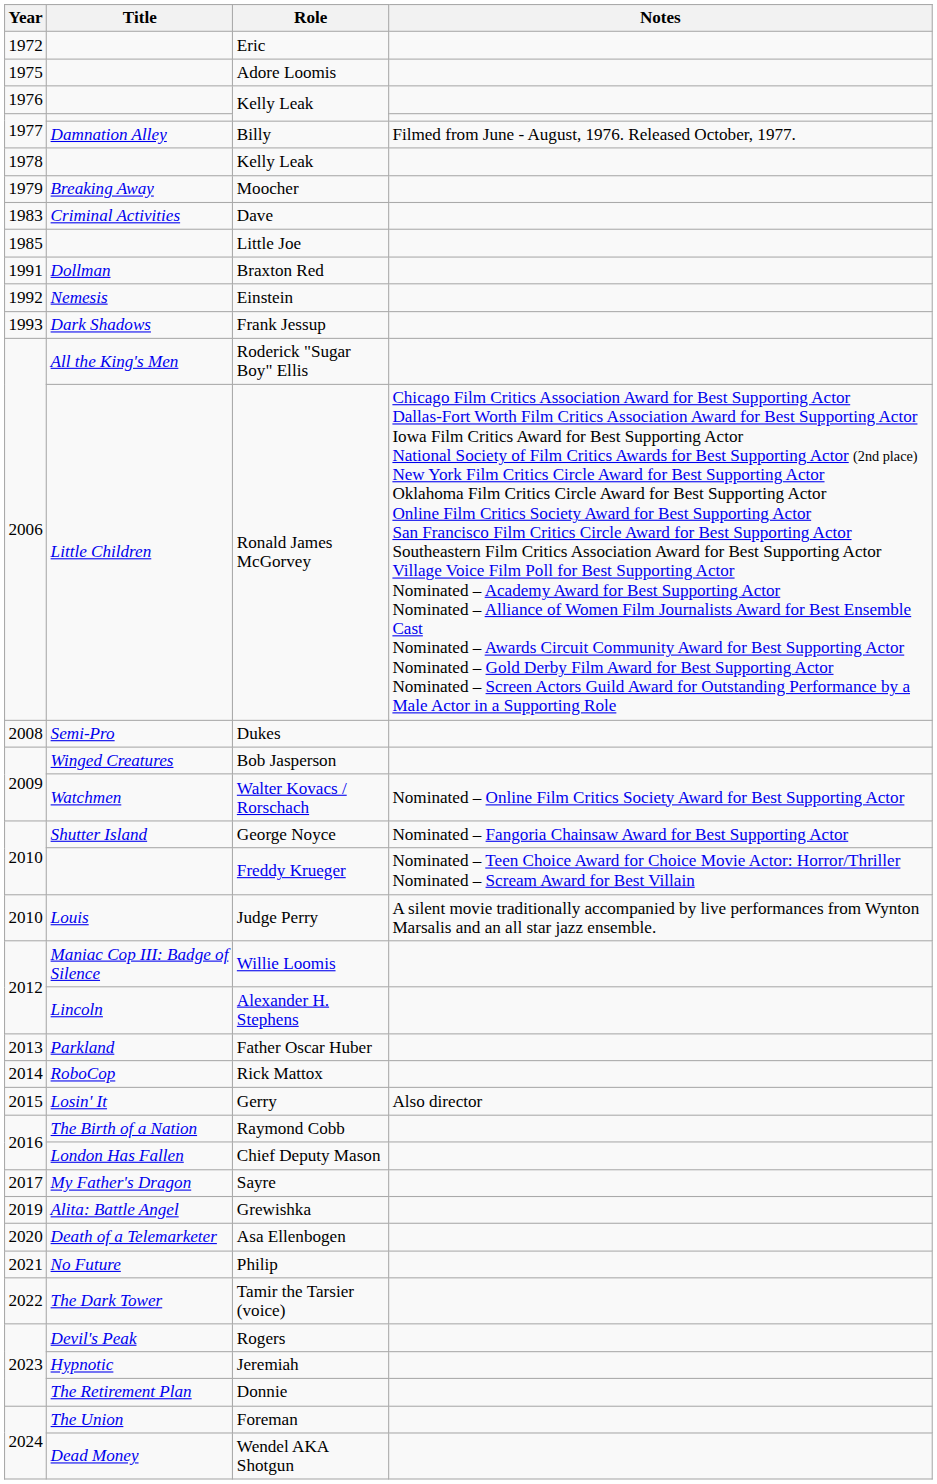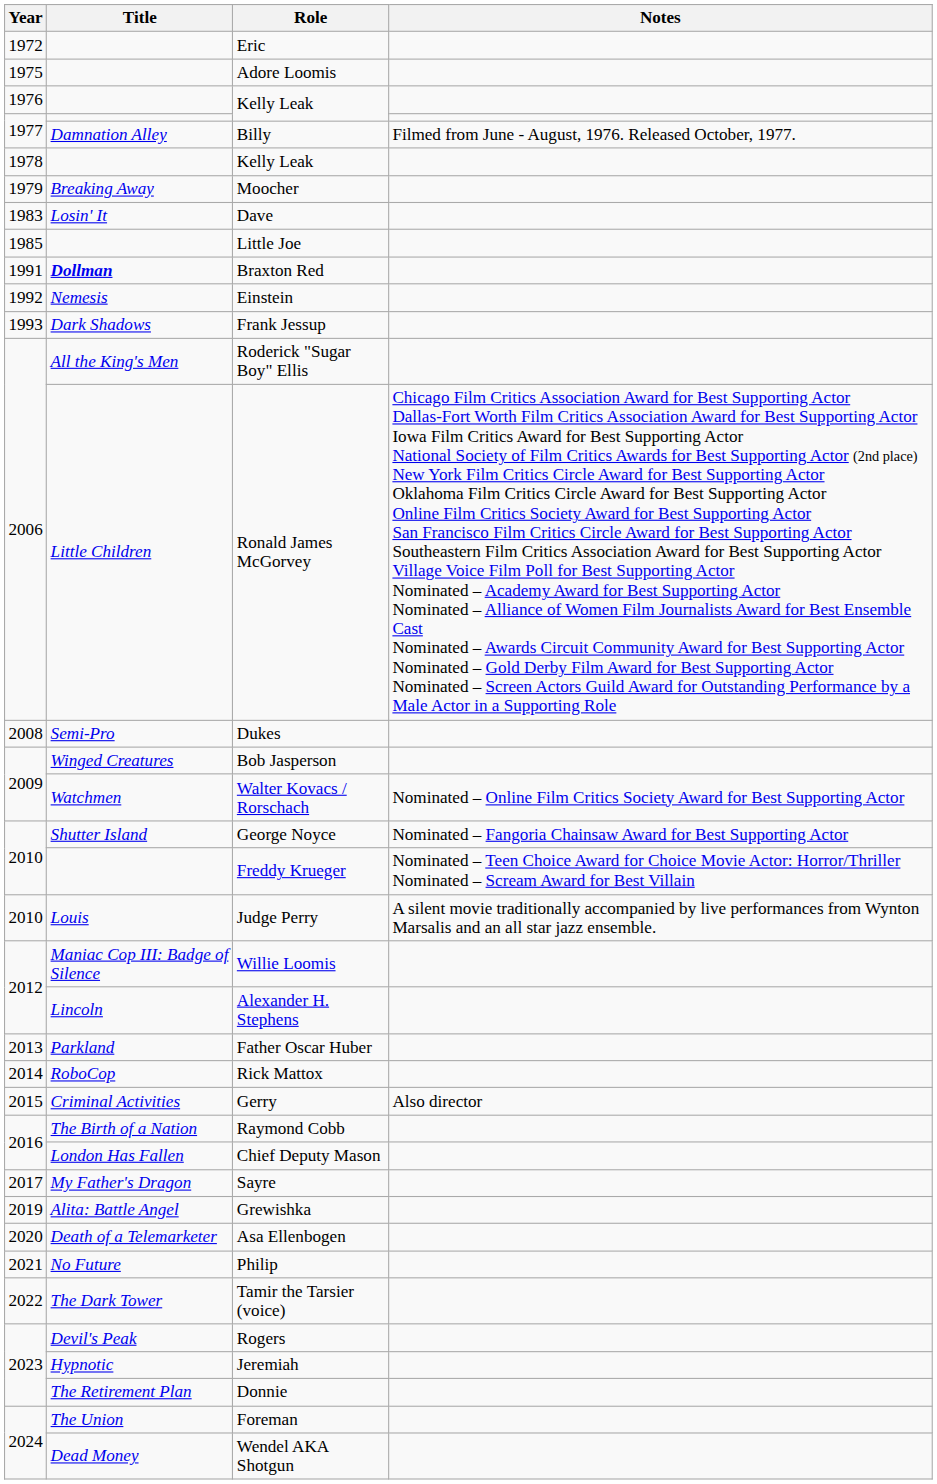(115, 216) Criminal Activities -> (79, 216) Losin' It
(81, 270) normal -> (82, 270) bold
(79, 1101) Losin' It -> (115, 1101) Criminal Activities
